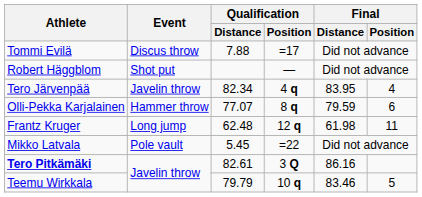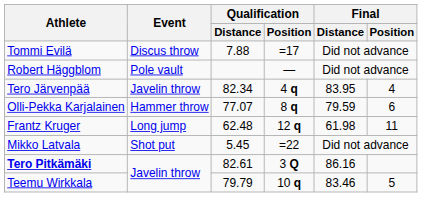(153, 70) Shot put -> (157, 70) Pole vault
(157, 145) Pole vault -> (153, 145) Shot put
